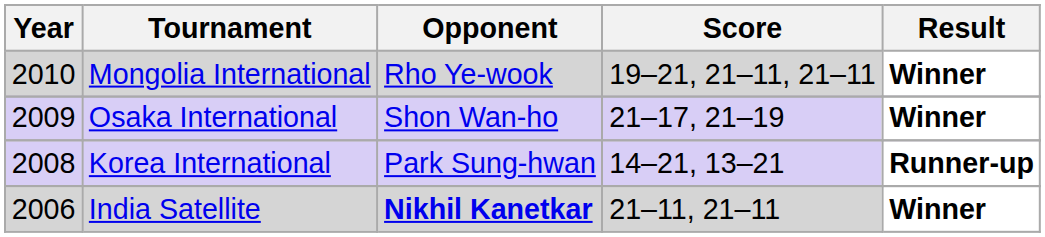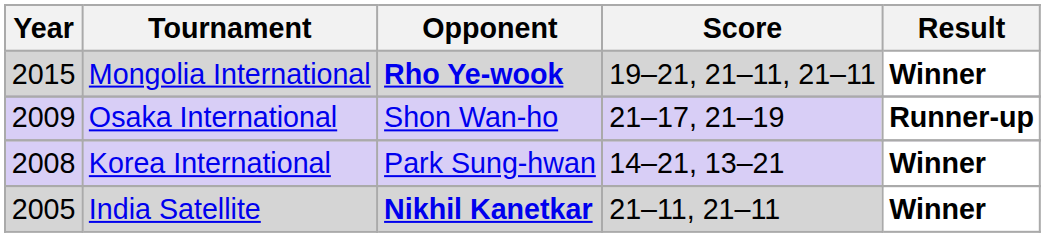(44, 73) 2010 -> (44, 73) 2015
(468, 73) normal -> (474, 73) bold
(938, 119) Winner -> (962, 119) Runner-up
(962, 164) Runner-up -> (938, 164) Winner
(44, 209) 2006 -> (44, 209) 2005
